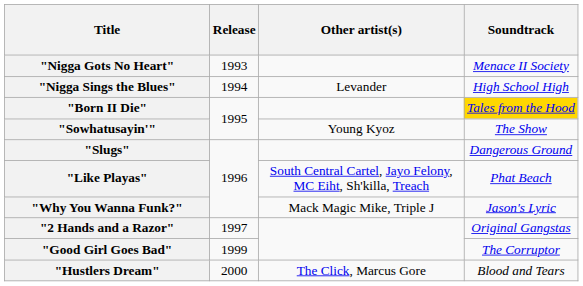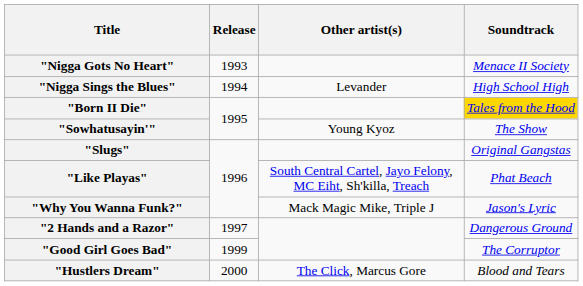(521, 150) Dangerous Ground -> (521, 150) Original Gangstas
(521, 228) Original Gangstas -> (521, 228) Dangerous Ground
